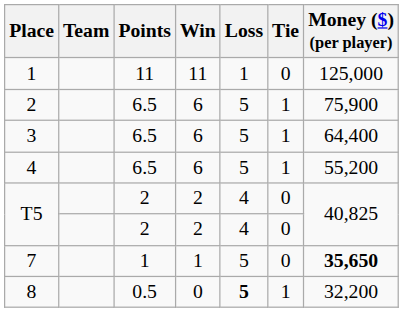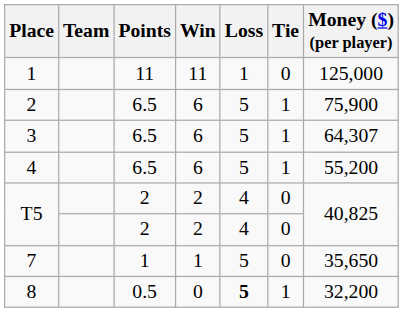(351, 135) 64,400 -> (351, 135) 64,307
(351, 260) bold -> (351, 260) normal
